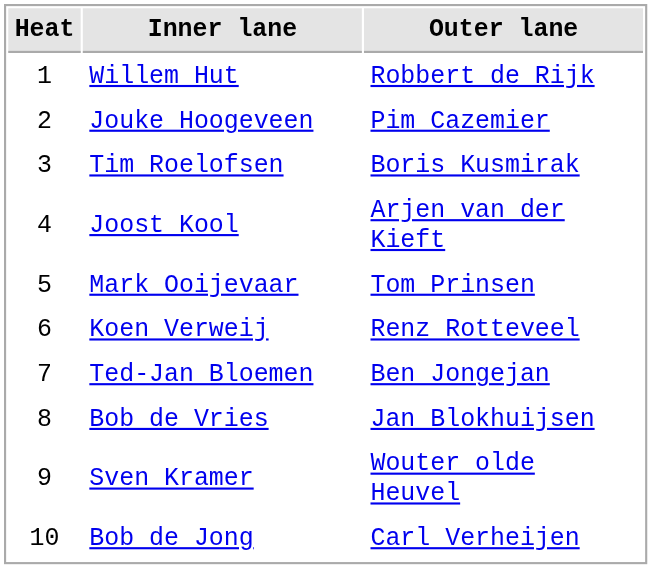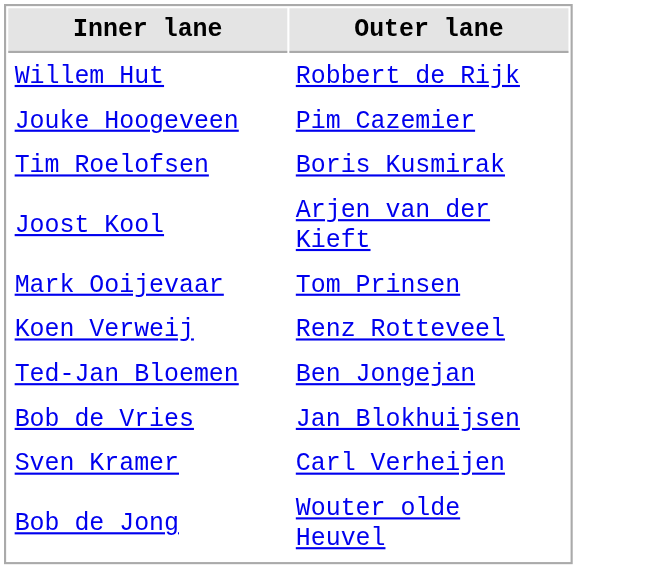- column: (45, 30)
(453, 479) Wouter olde Heuvel -> (400, 464) Carl Verheijen
(475, 539) Carl Verheijen -> (378, 524) Wouter olde Heuvel
